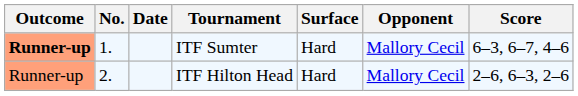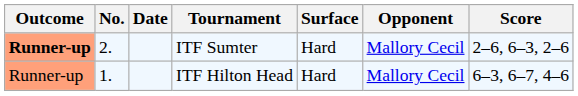(105, 46) 1. -> (105, 46) 2.
(521, 46) 6–3, 6–7, 4–6 -> (521, 46) 2–6, 6–3, 2–6
(105, 75) 2. -> (105, 75) 1.
(521, 75) 2–6, 6–3, 2–6 -> (521, 75) 6–3, 6–7, 4–6
